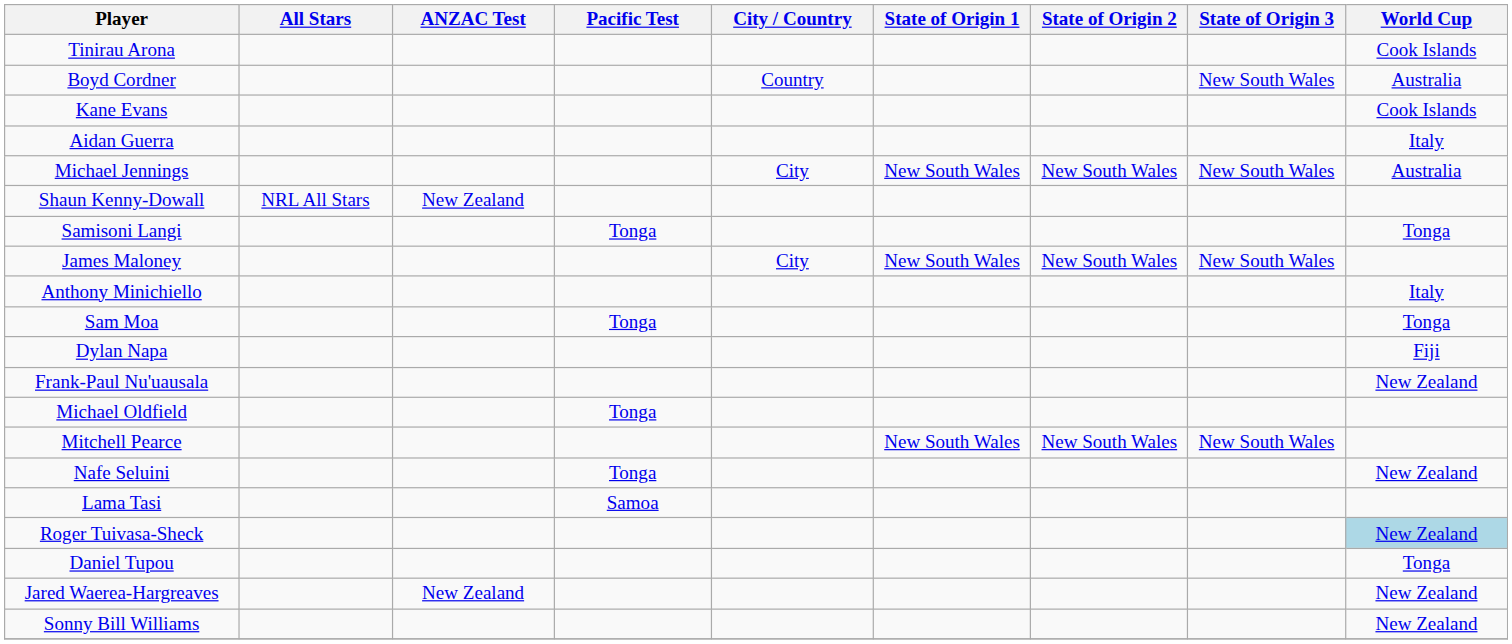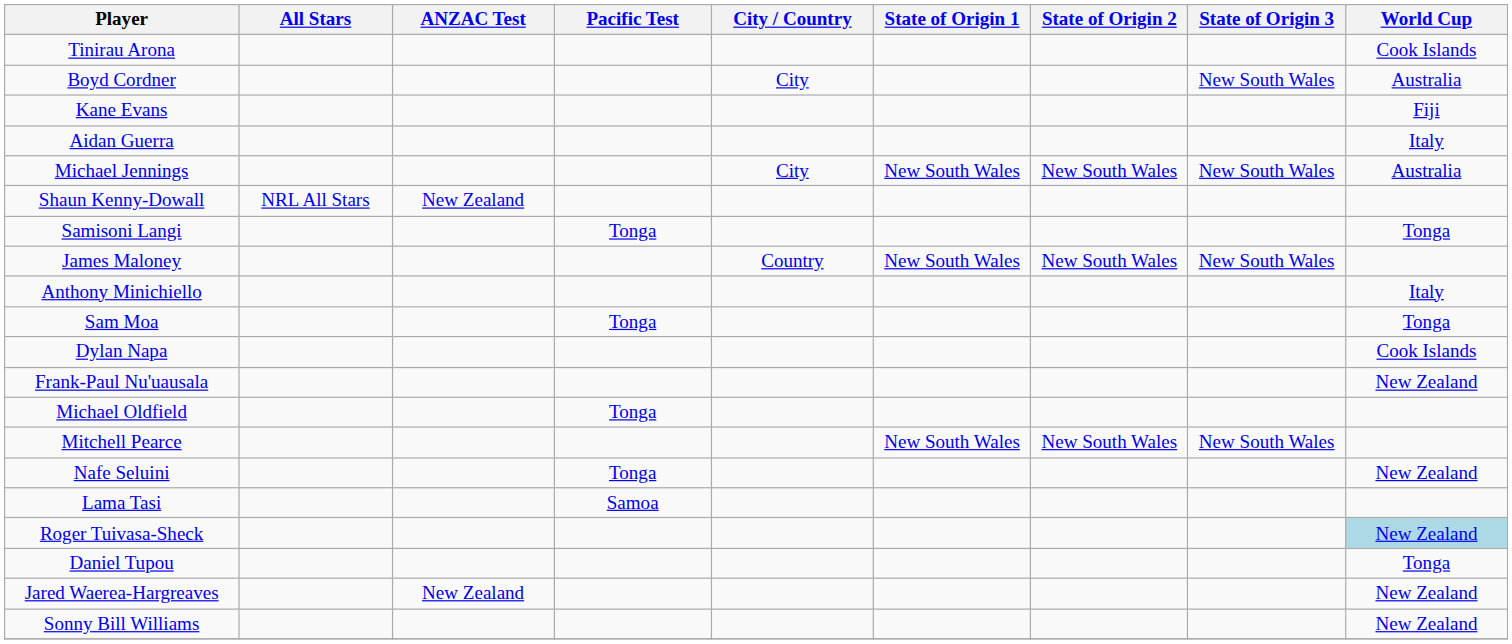(792, 79) Country -> (792, 79) City
(1426, 110) Cook Islands -> (1426, 110) Fiji
(792, 261) City -> (792, 261) Country
(1426, 351) Fiji -> (1426, 351) Cook Islands
